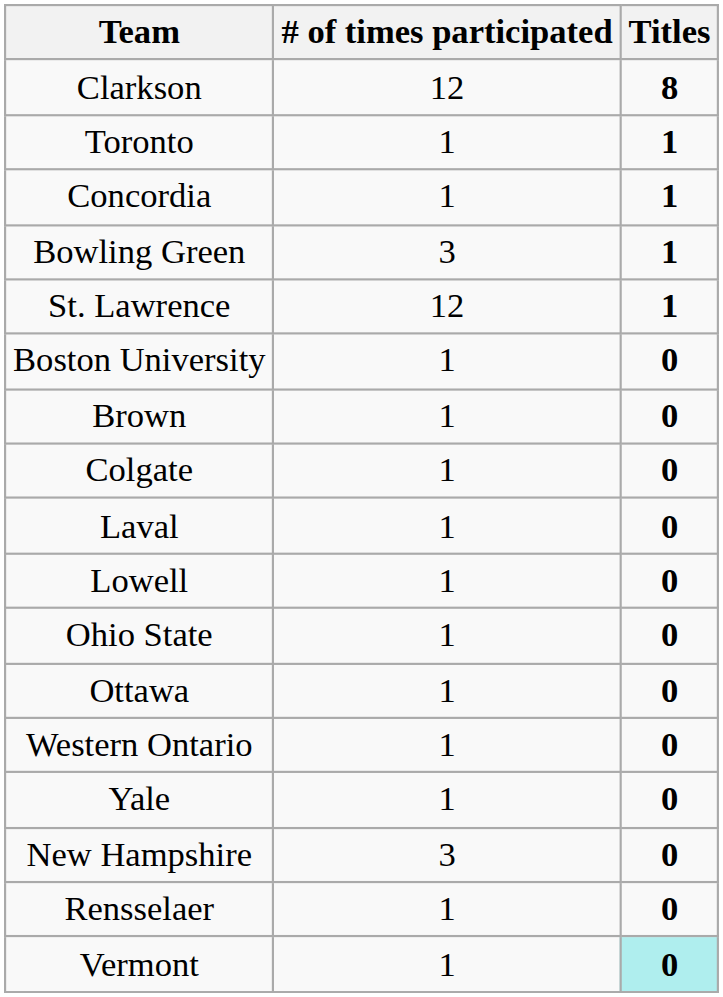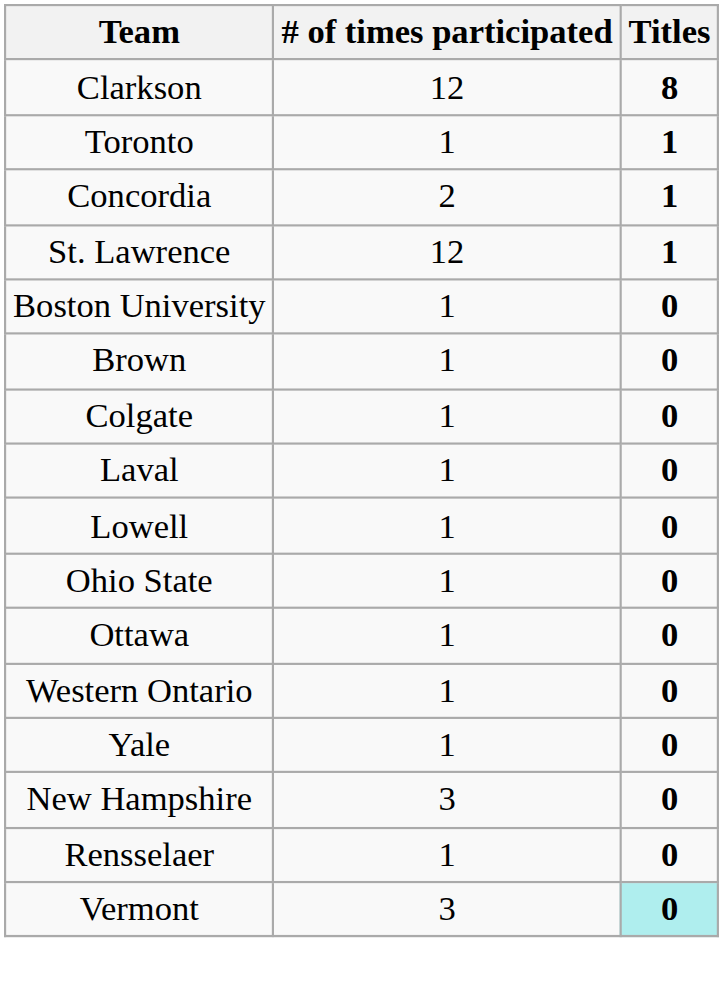(447, 196) 1 -> (447, 196) 2
- row: (139, 251)
(447, 963) 1 -> (447, 908) 3
